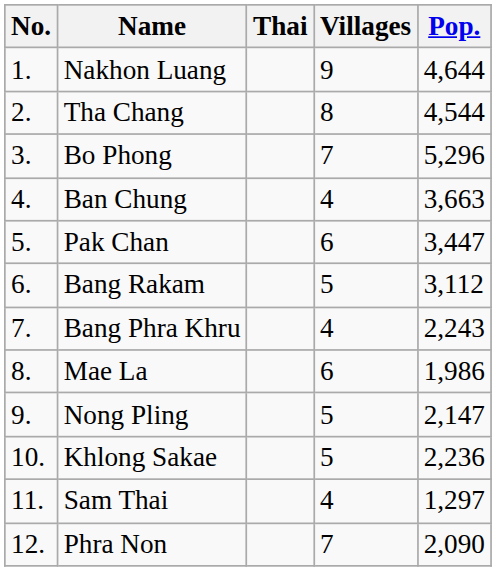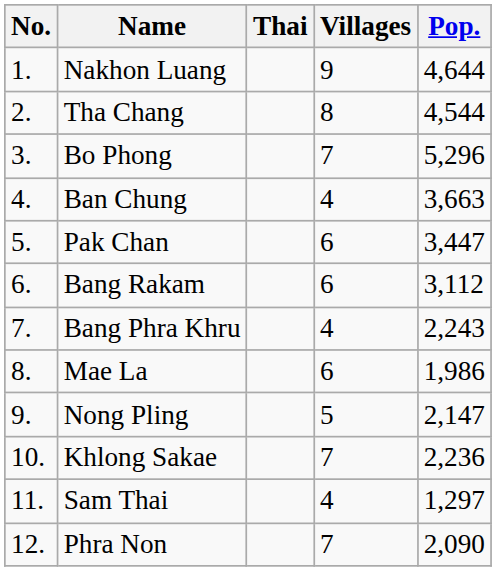(327, 284) 5 -> (327, 284) 6
(327, 457) 5 -> (327, 457) 7
